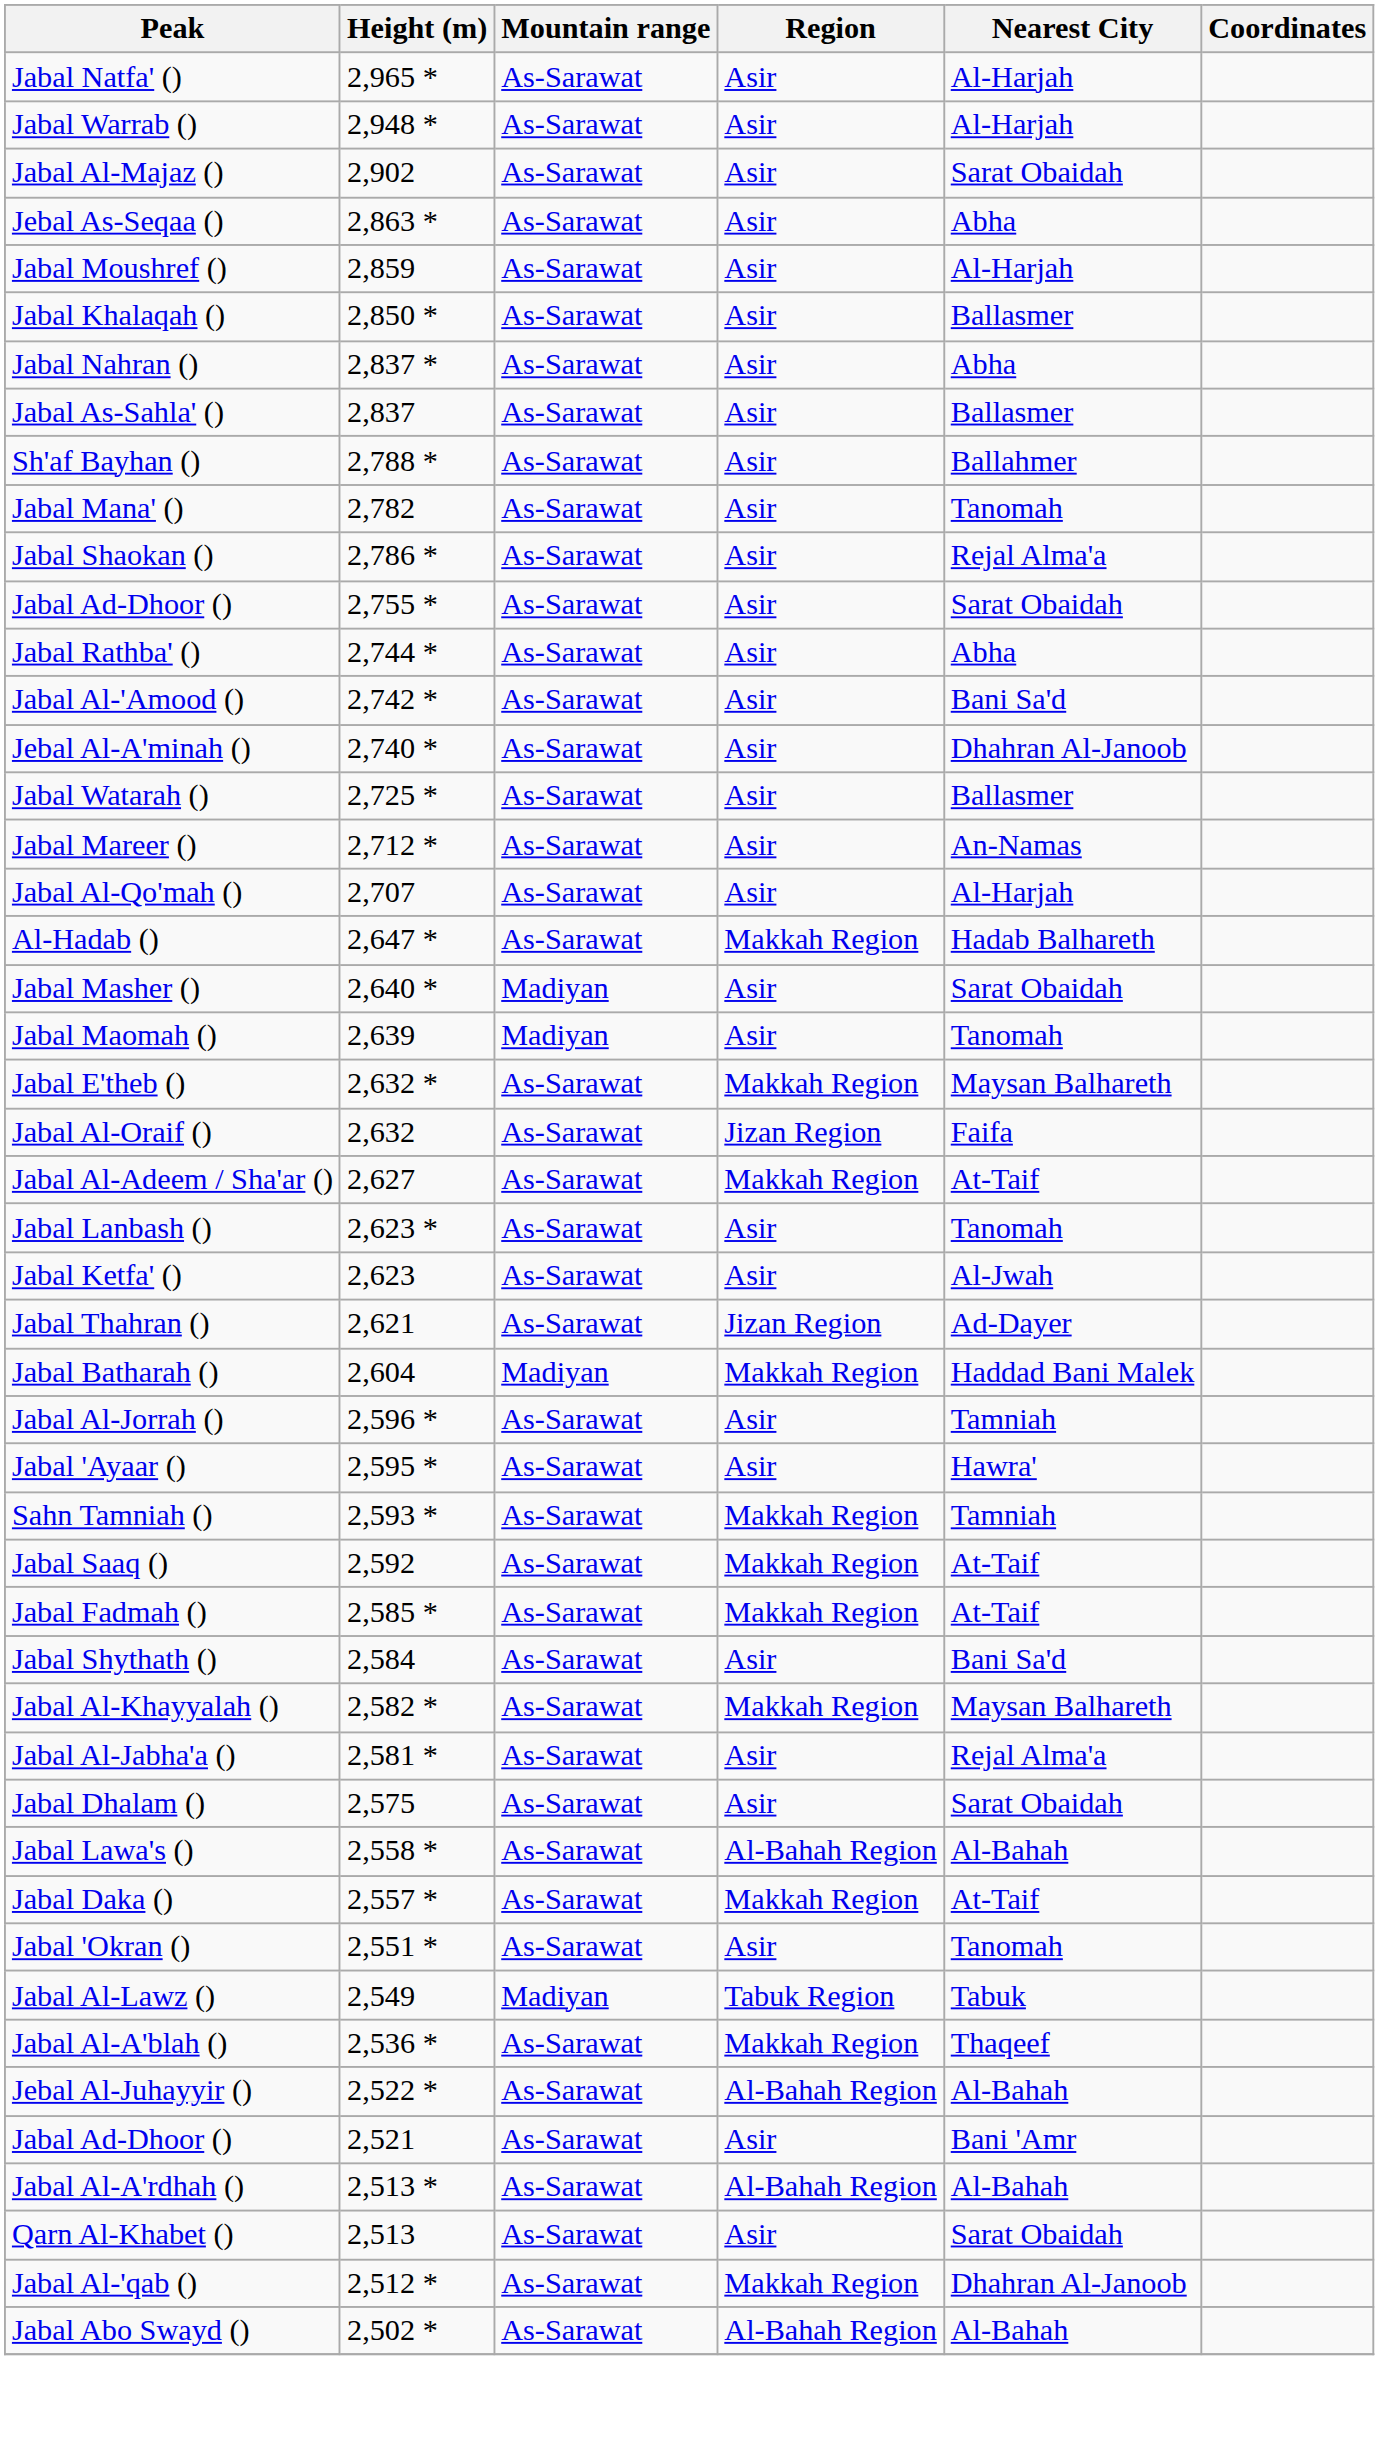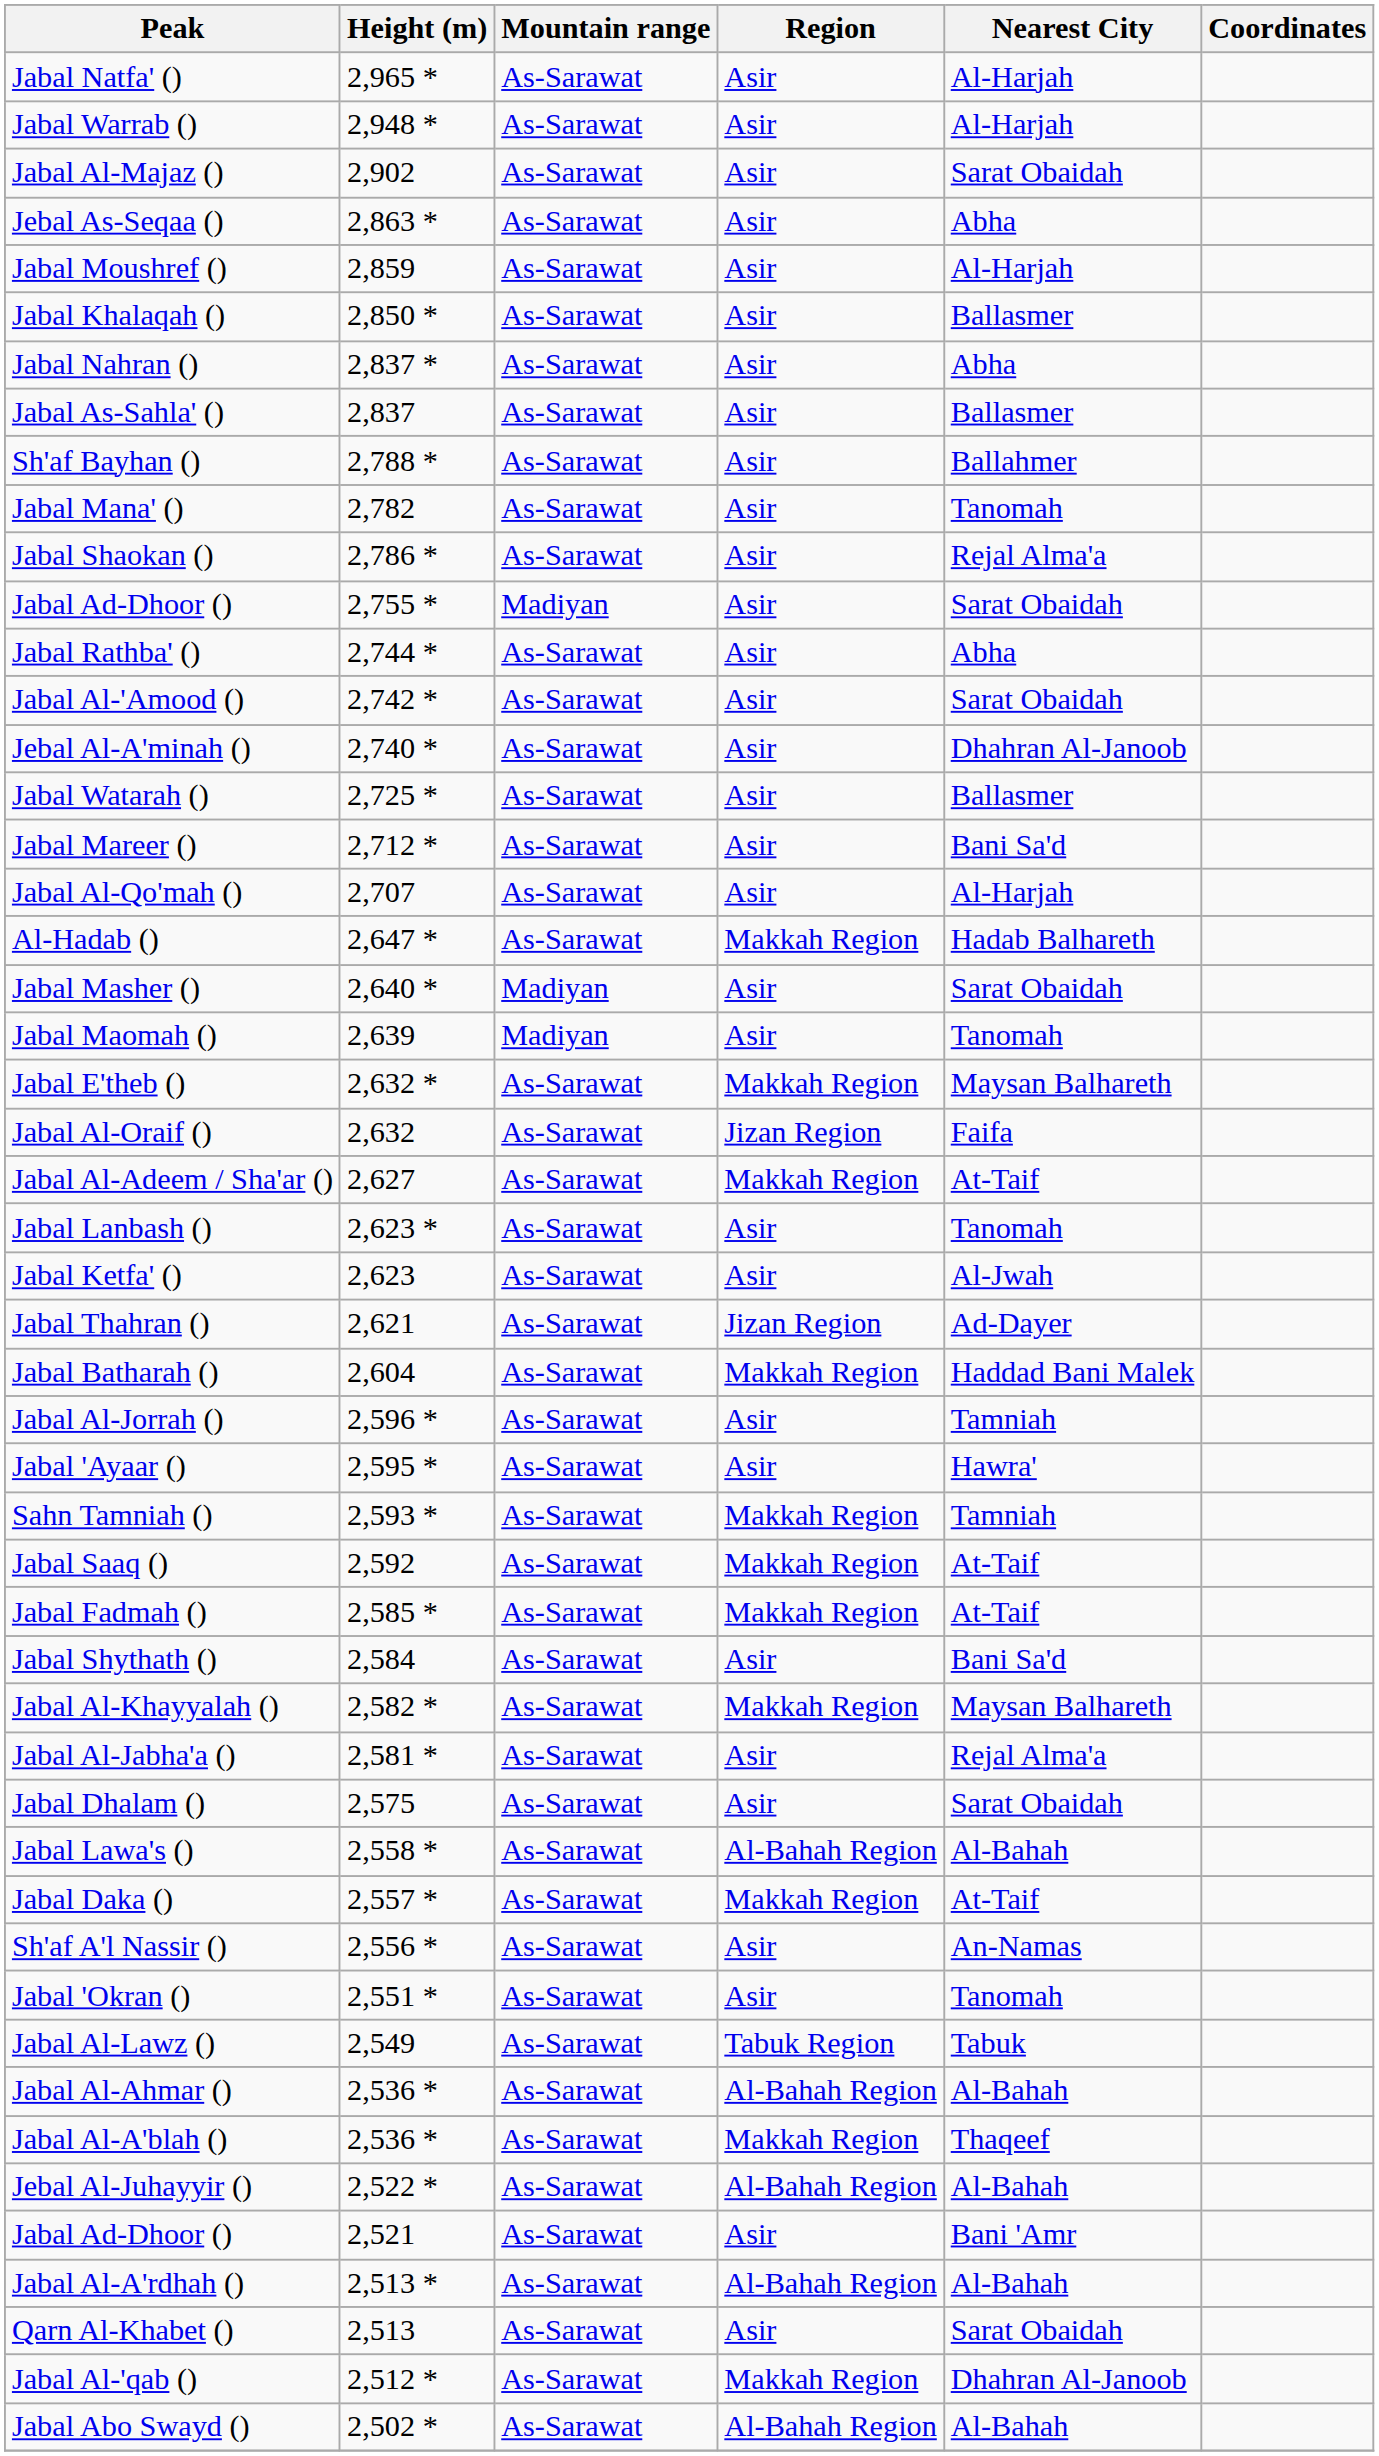(572, 603) As-Sarawat -> (555, 603) Madiyan
(1008, 699) Bani Sa'd -> (1037, 699) Sarat Obaidah
(1016, 843) An-Namas -> (1008, 843) Bani Sa'd
(555, 1371) Madiyan -> (572, 1371) As-Sarawat
+ row: (119, 1946)
(555, 1994) Madiyan -> (572, 2042) As-Sarawat
+ row: (122, 2090)
